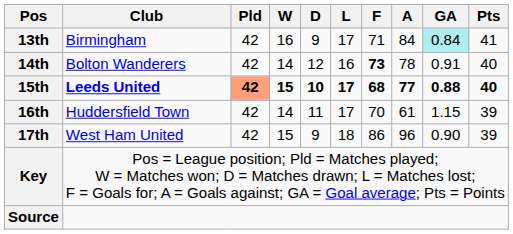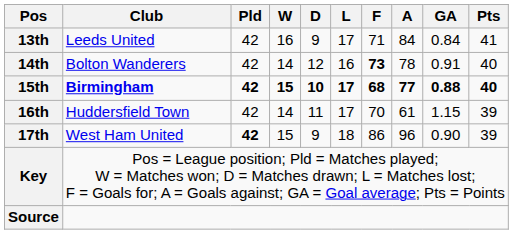(106, 40) Birmingham -> (110, 40) Leeds United
(446, 40) paleturquoise background -> (446, 40) no background
(113, 87) Leeds United -> (110, 87) Birmingham
(250, 87) lightsalmon background -> (250, 87) no background
(250, 135) normal -> (250, 135) bold
